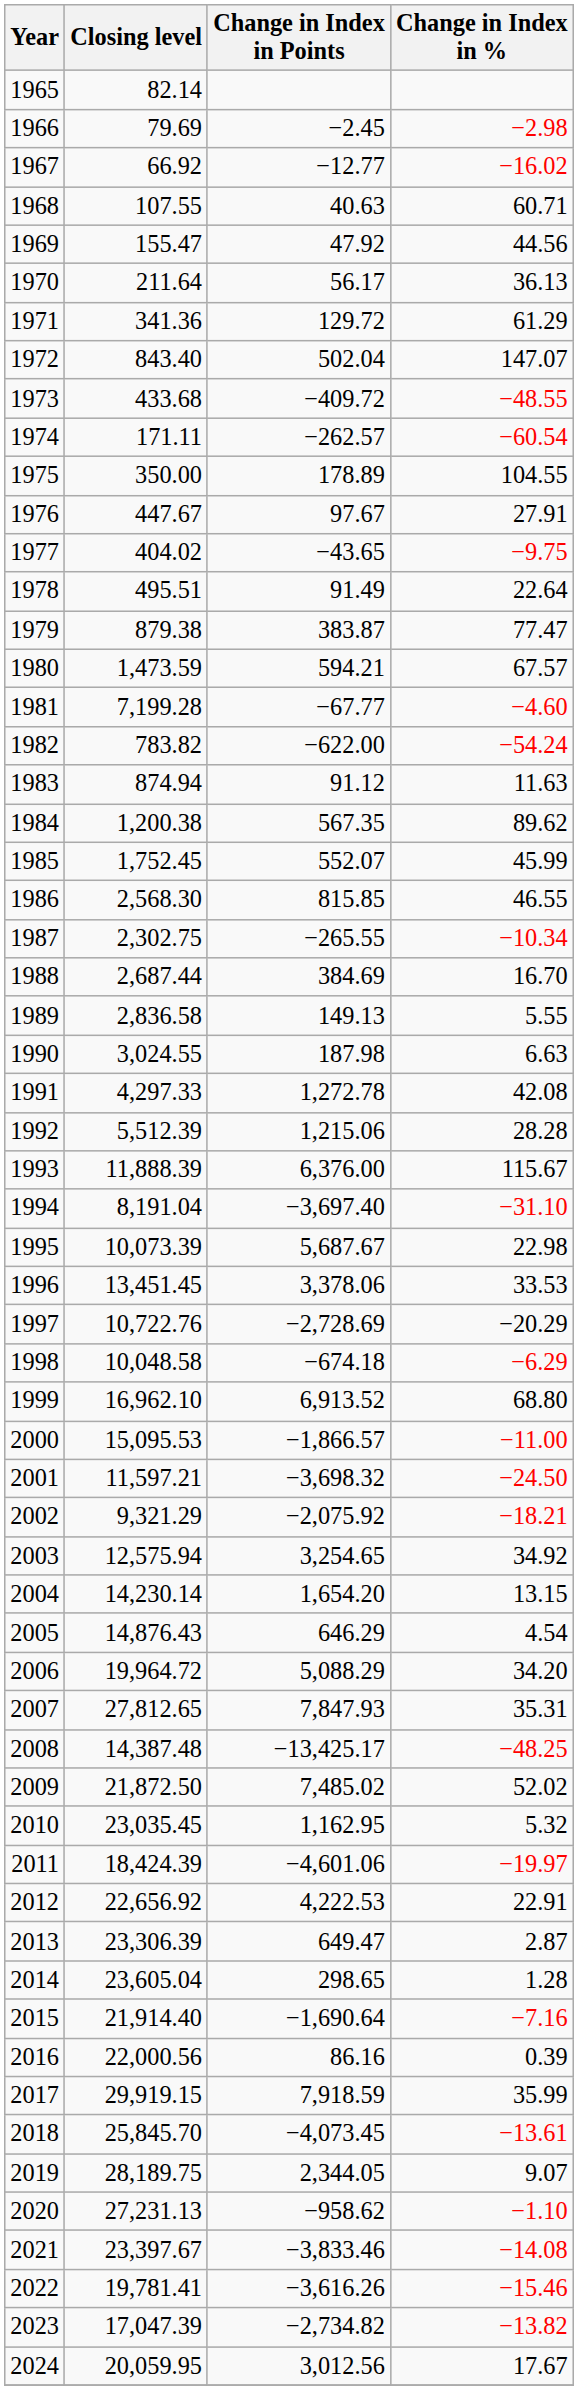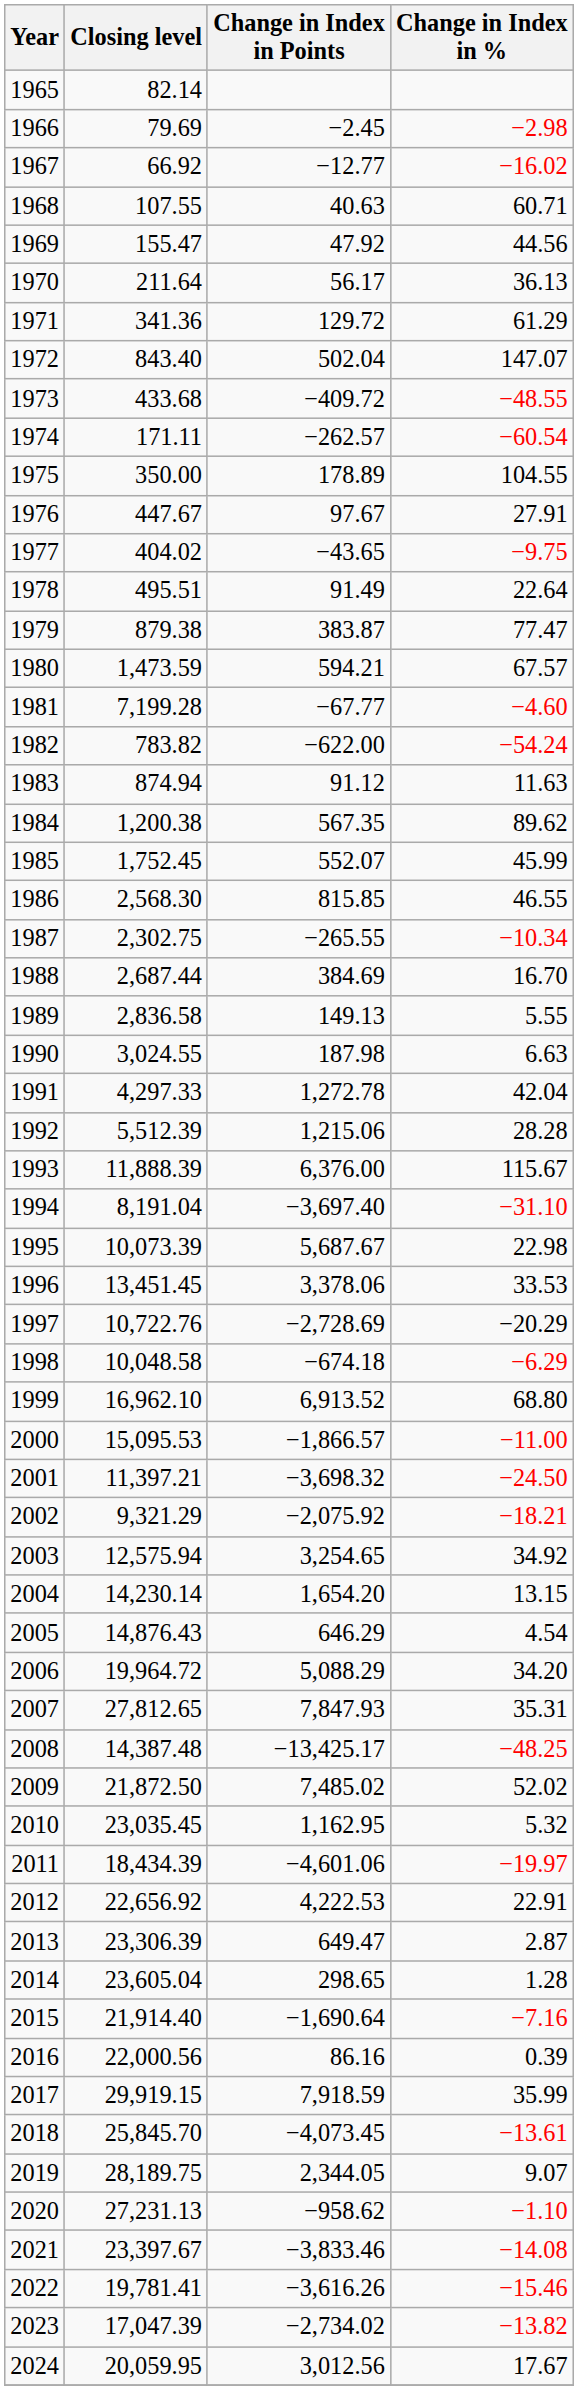(540, 1092) 42.08 -> (540, 1092) 42.04
(154, 1478) 11,597.21 -> (154, 1478) 11,397.21
(153, 1863) 18,424.39 -> (153, 1863) 18,434.39
(335, 2326) −2,734.82 -> (335, 2326) −2,734.02
